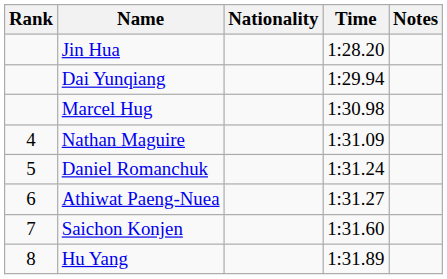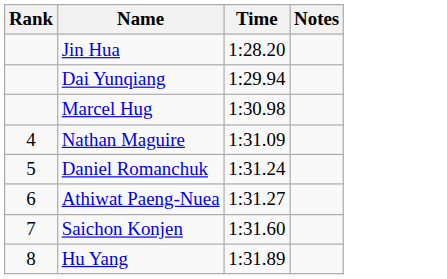- column: (273, 19)
